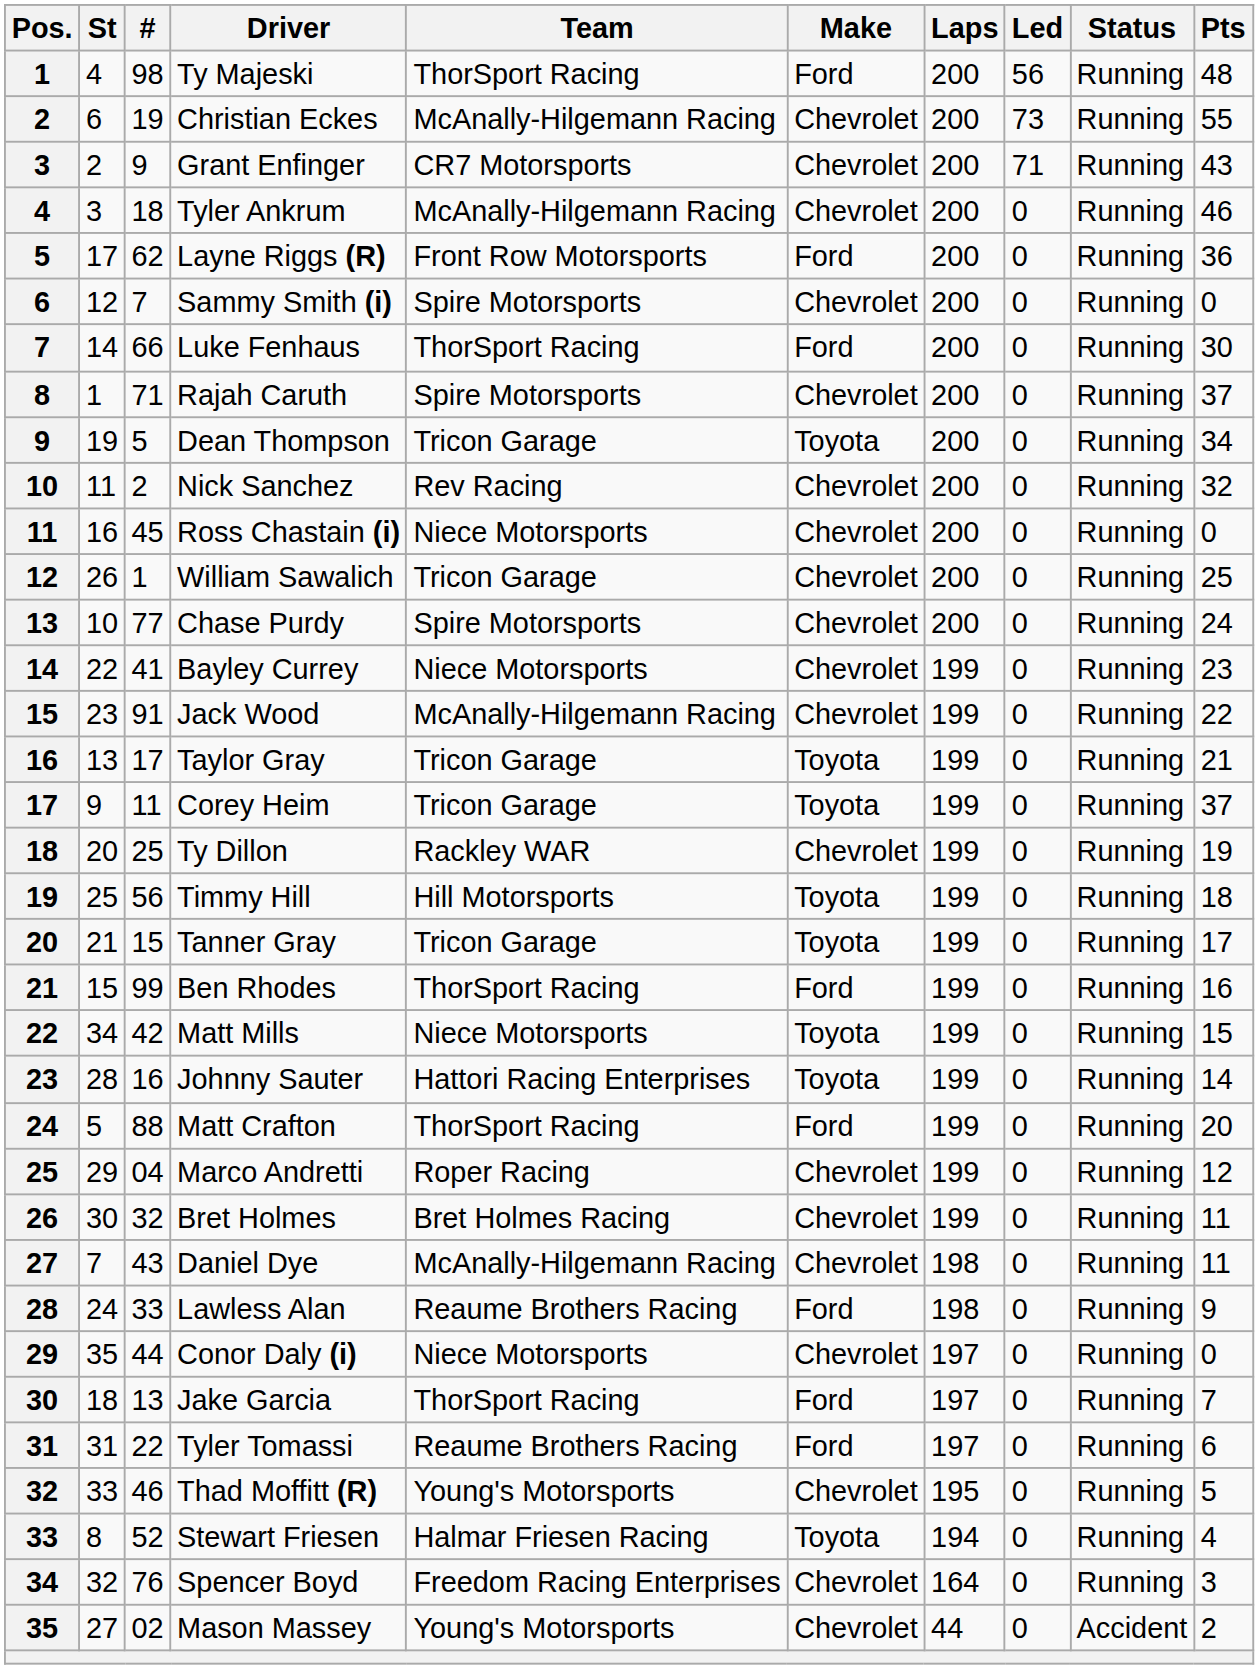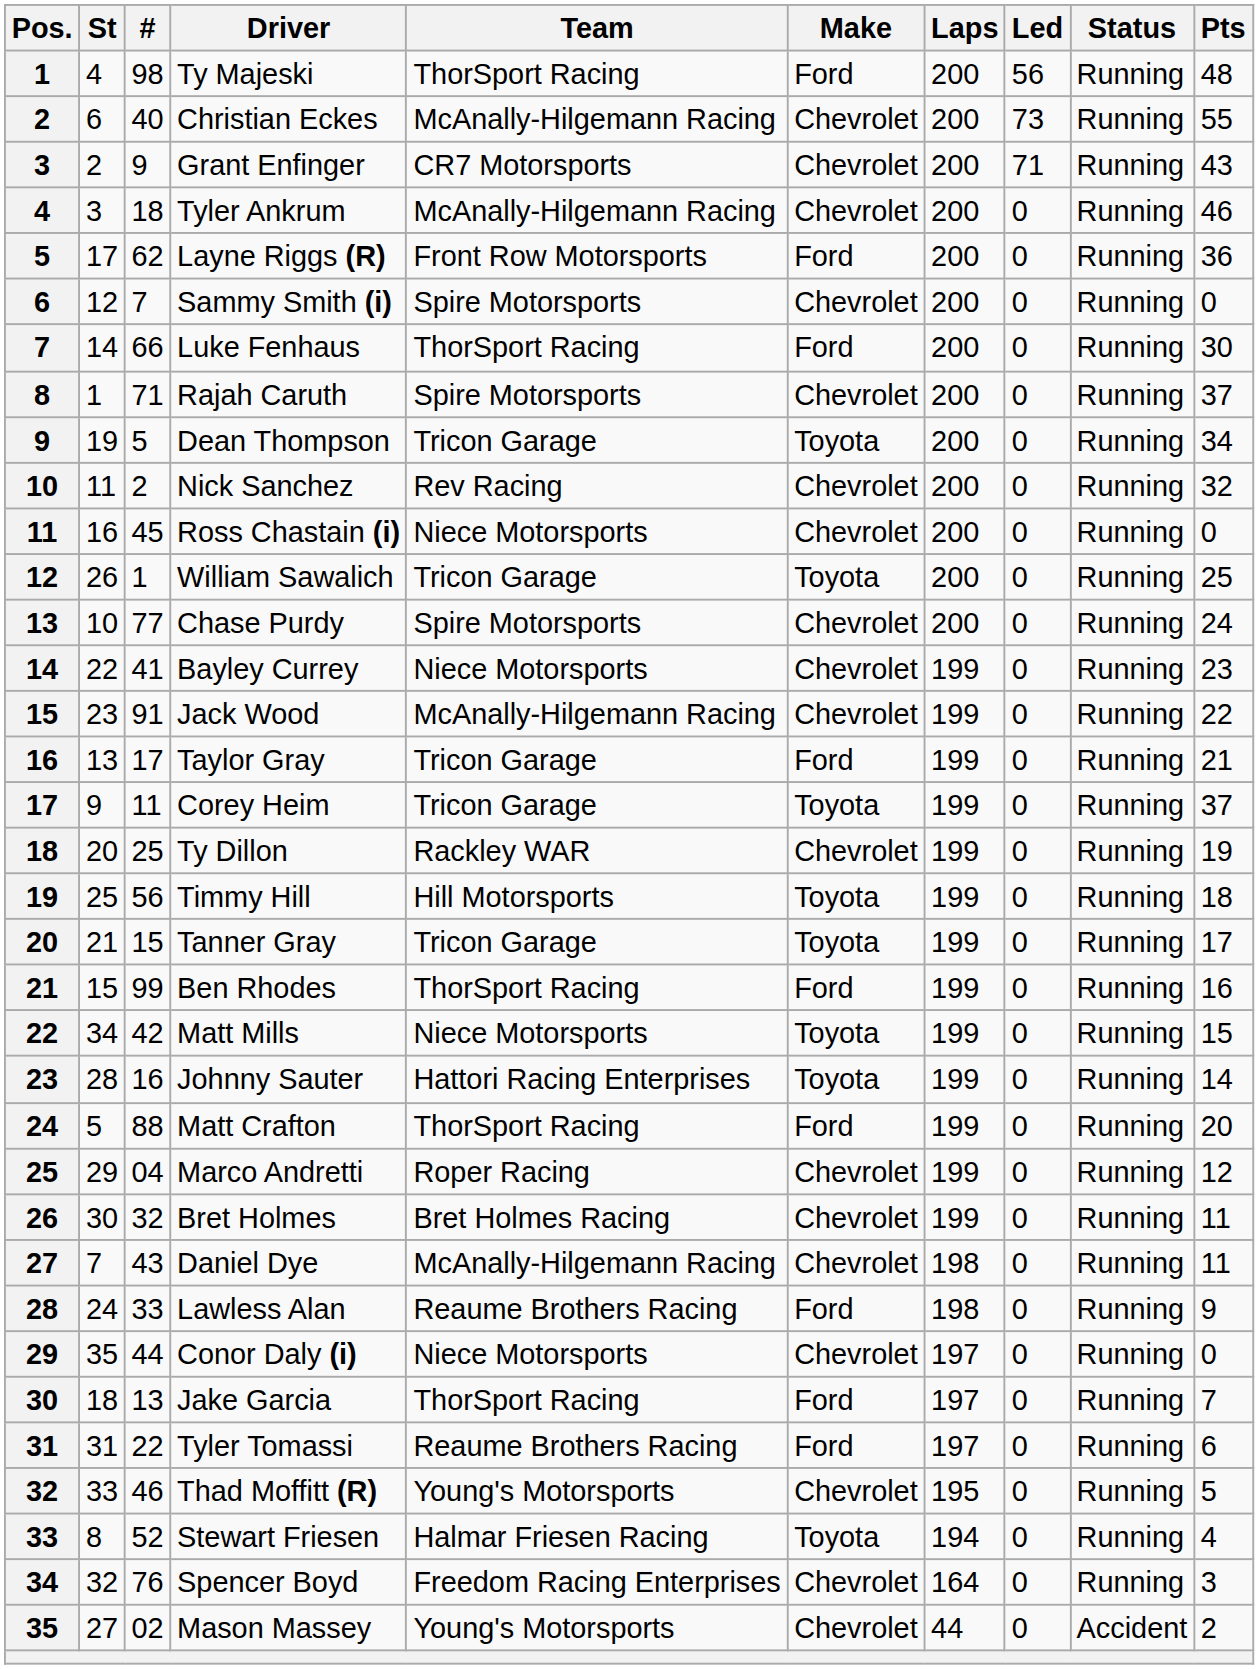(148, 119) 19 -> (148, 119) 40
(856, 577) Chevrolet -> (837, 577) Toyota
(837, 759) Toyota -> (824, 759) Ford
